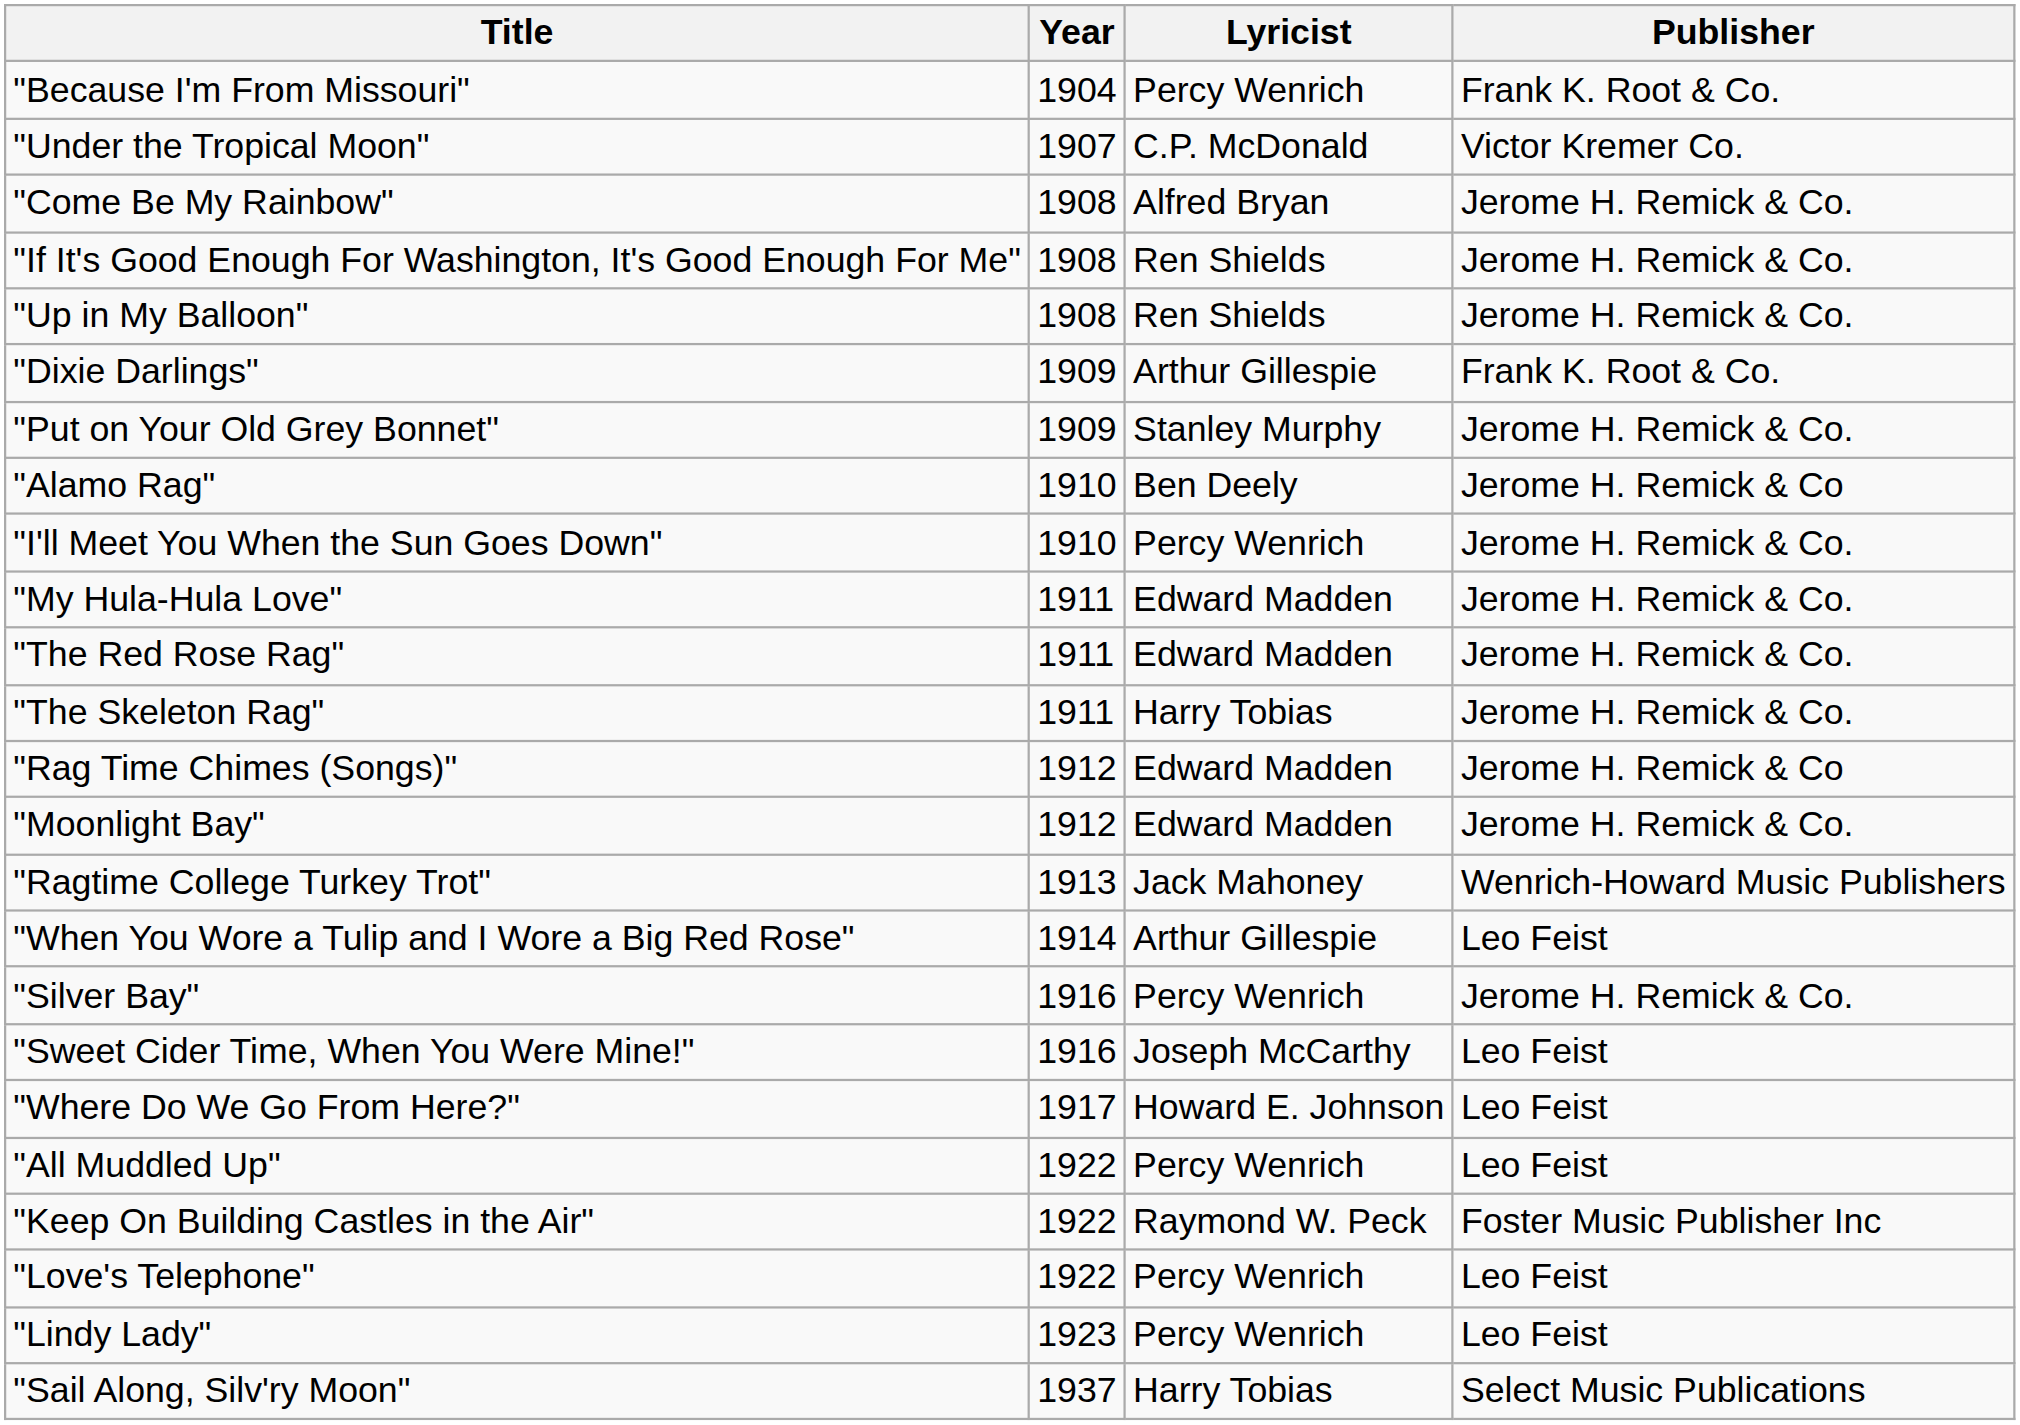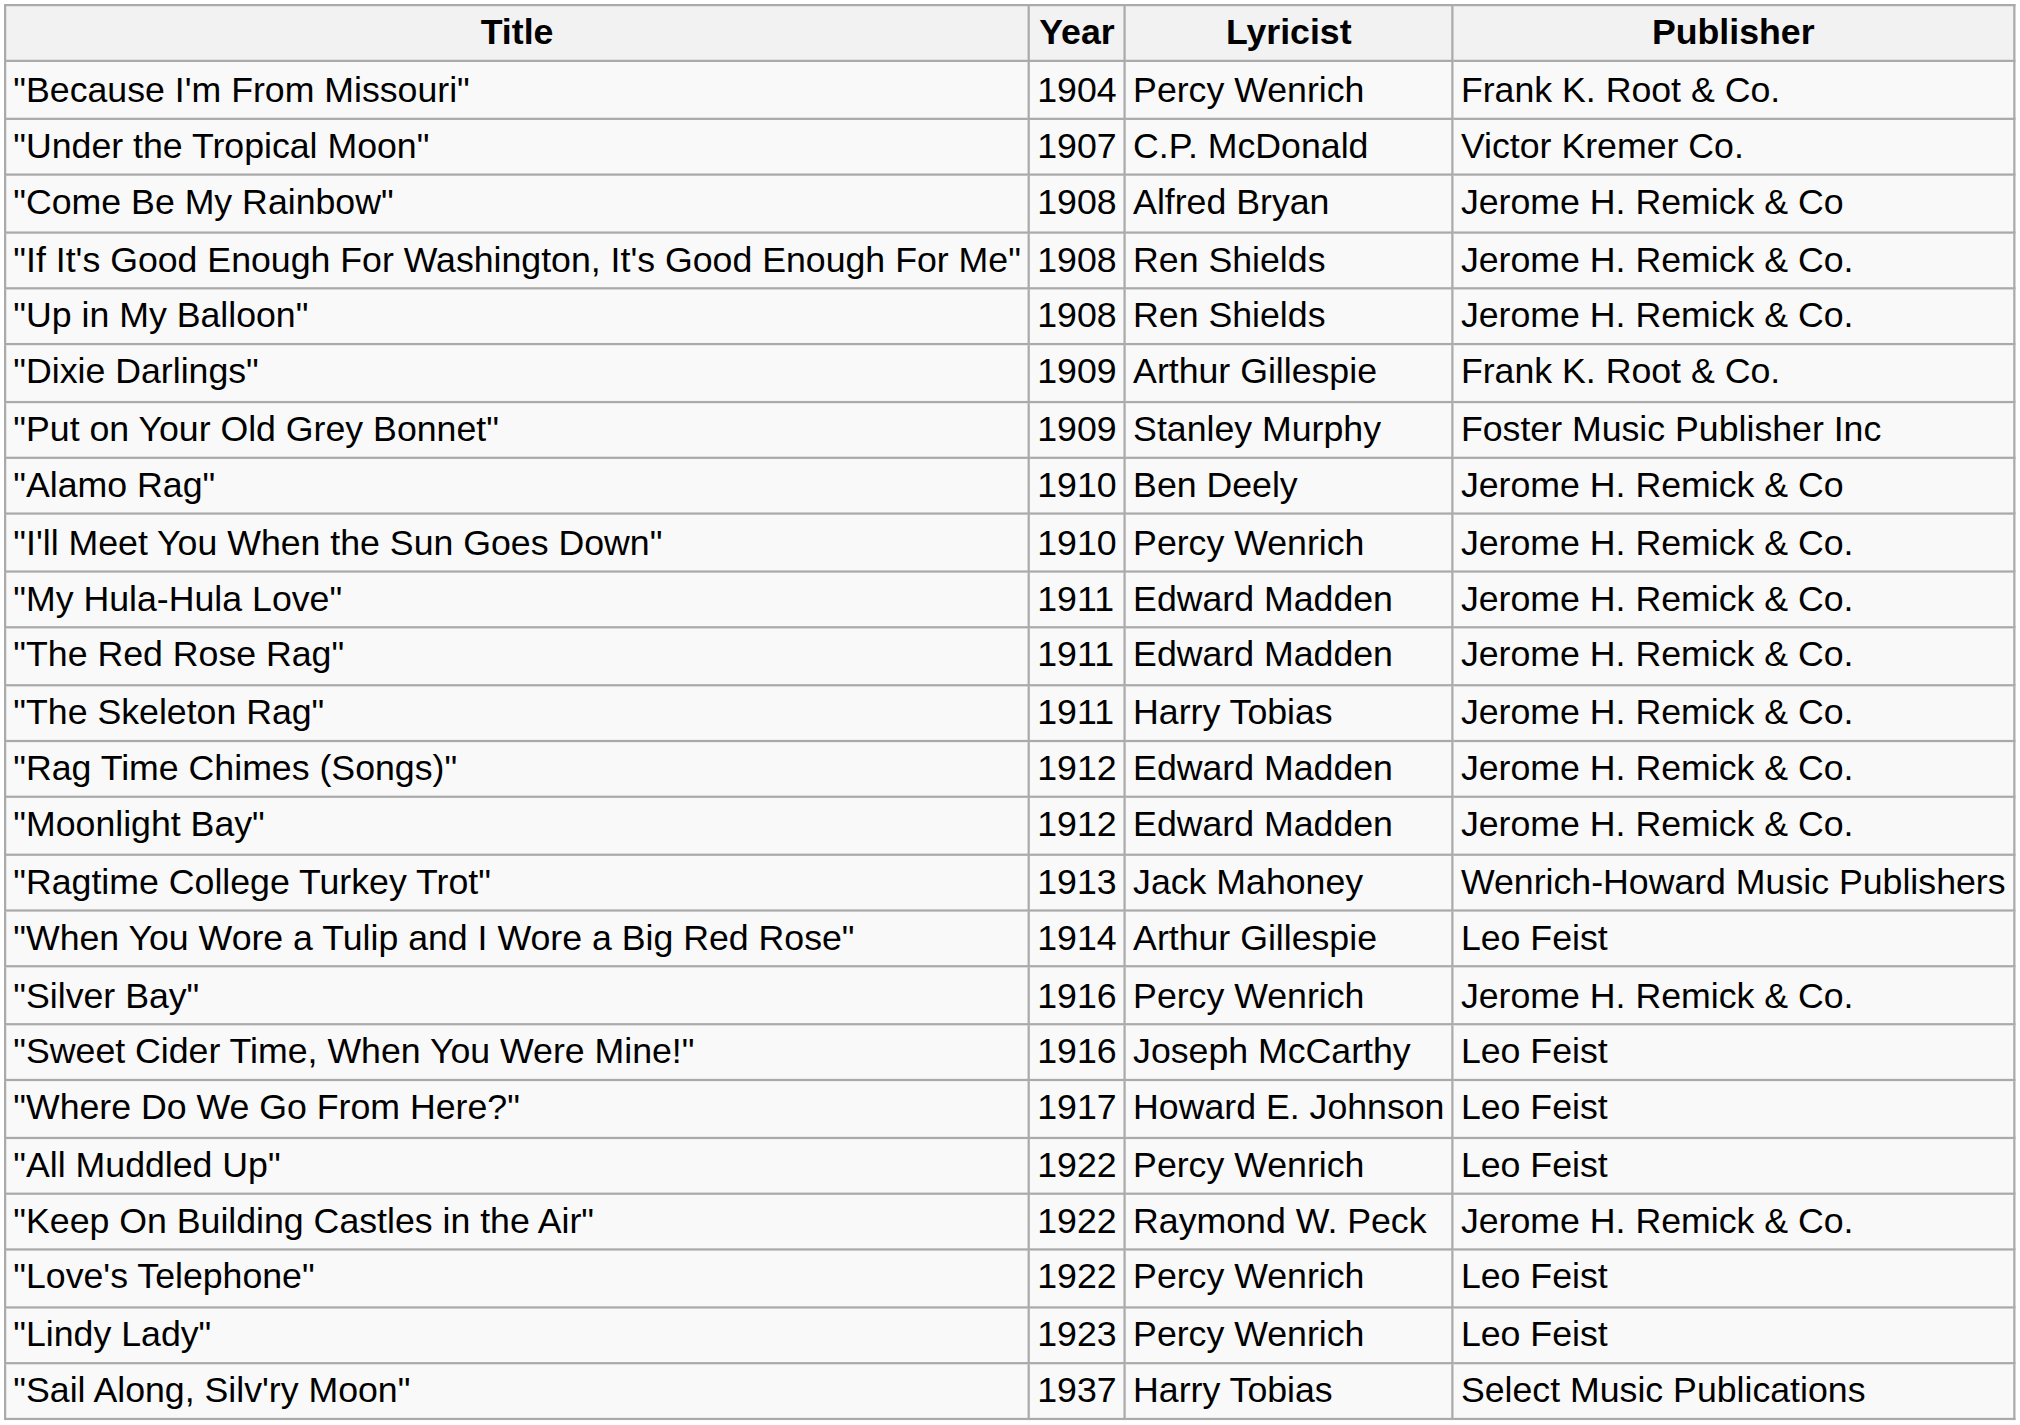(1657, 202) Jerome H. Remick & Co. -> (1652, 202) Jerome H. Remick & Co
(1657, 428) Jerome H. Remick & Co. -> (1671, 428) Foster Music Publisher Inc
(1652, 768) Jerome H. Remick & Co -> (1657, 768) Jerome H. Remick & Co.
(1671, 1221) Foster Music Publisher Inc -> (1657, 1221) Jerome H. Remick & Co.
